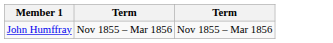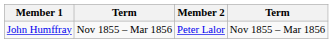+ column: (201, 13)
